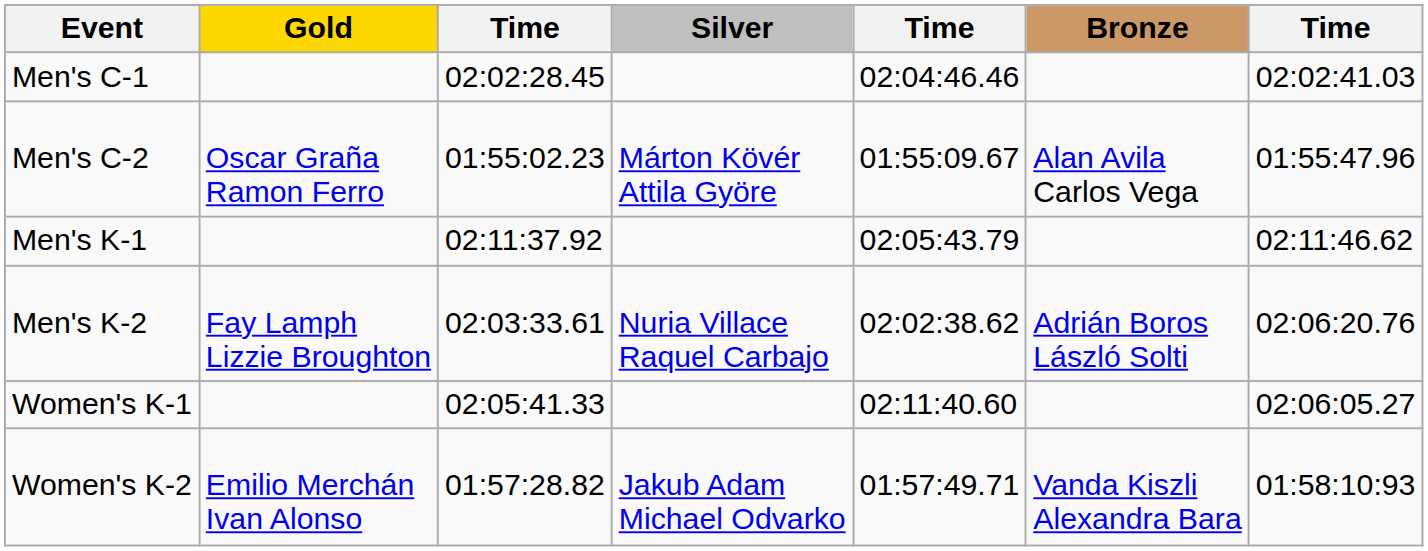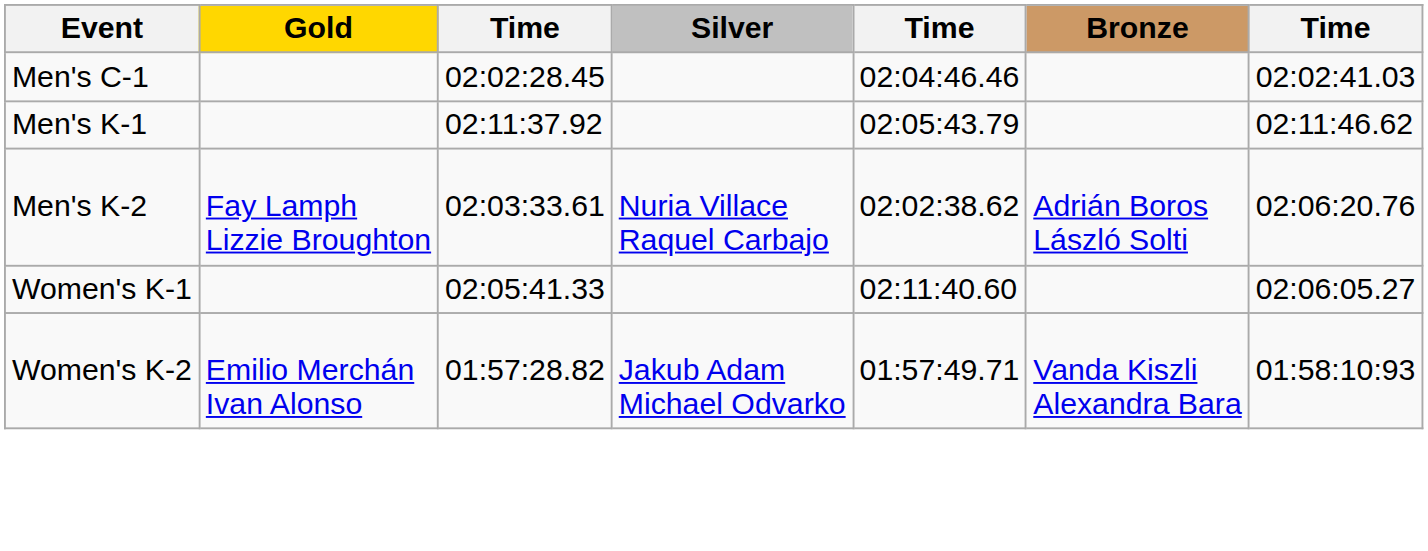- row: (80, 158)
